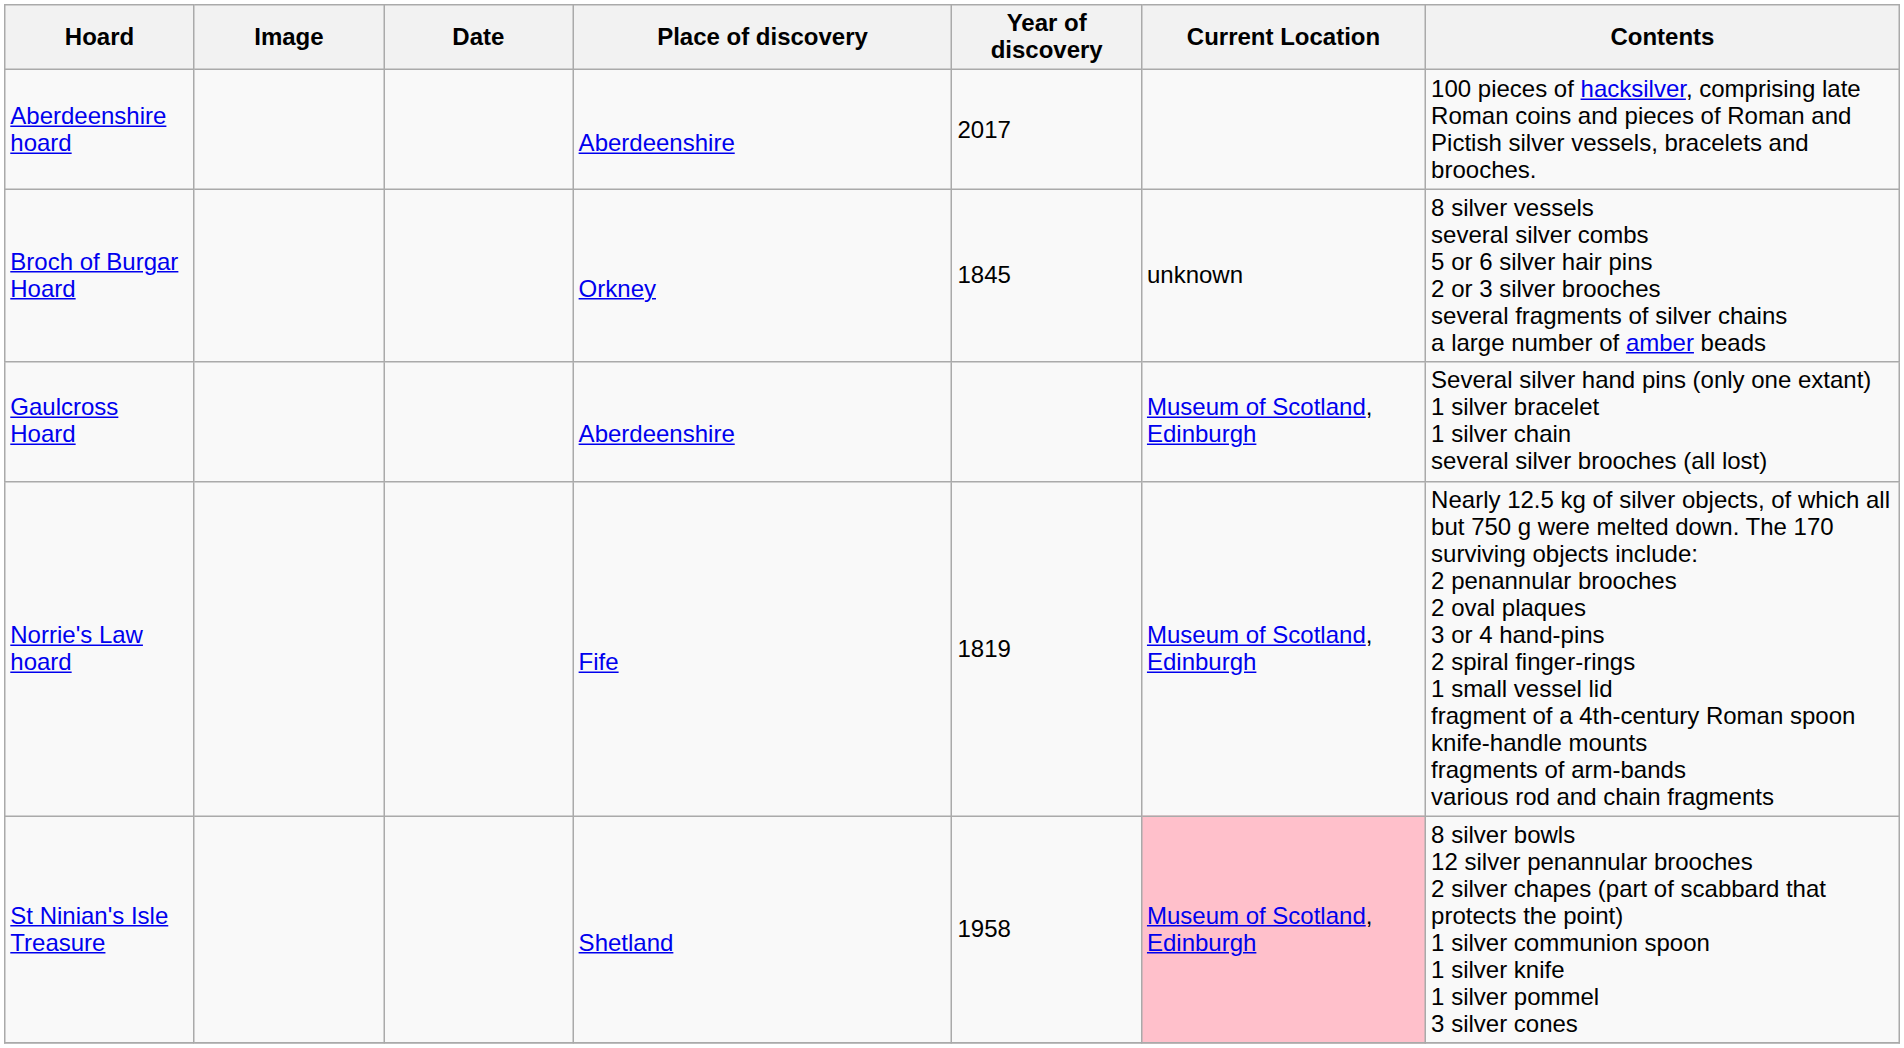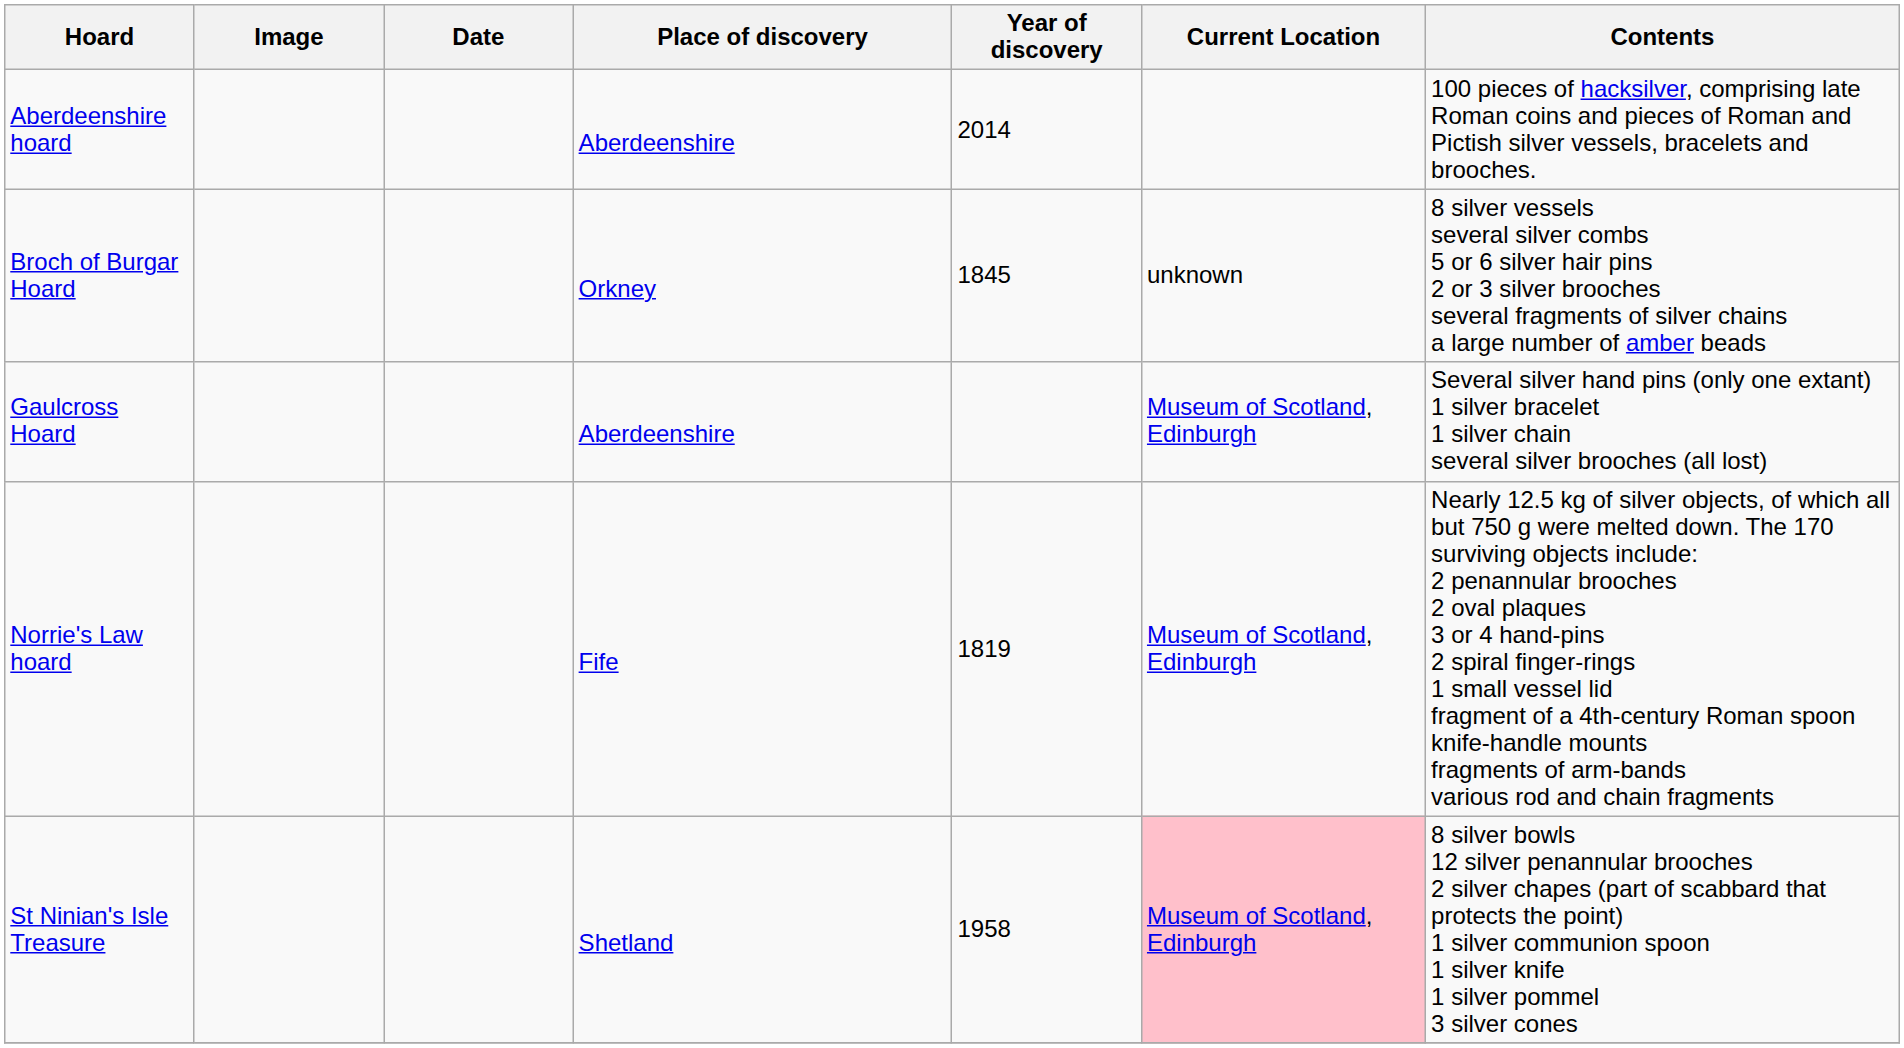(984, 129) 2017 -> (984, 129) 2014
